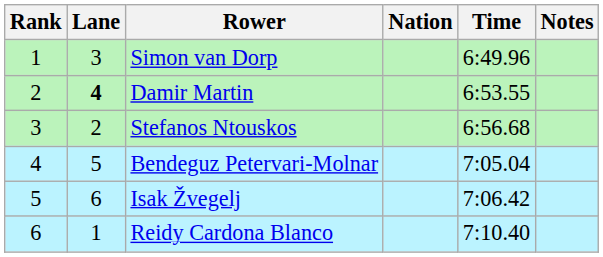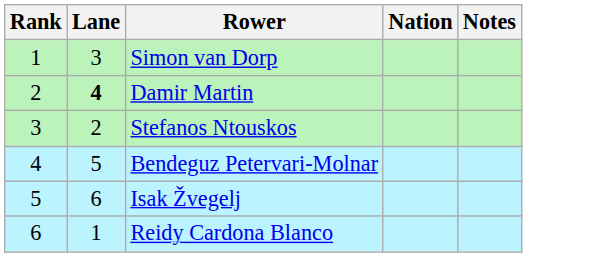- column: (497, 22)
